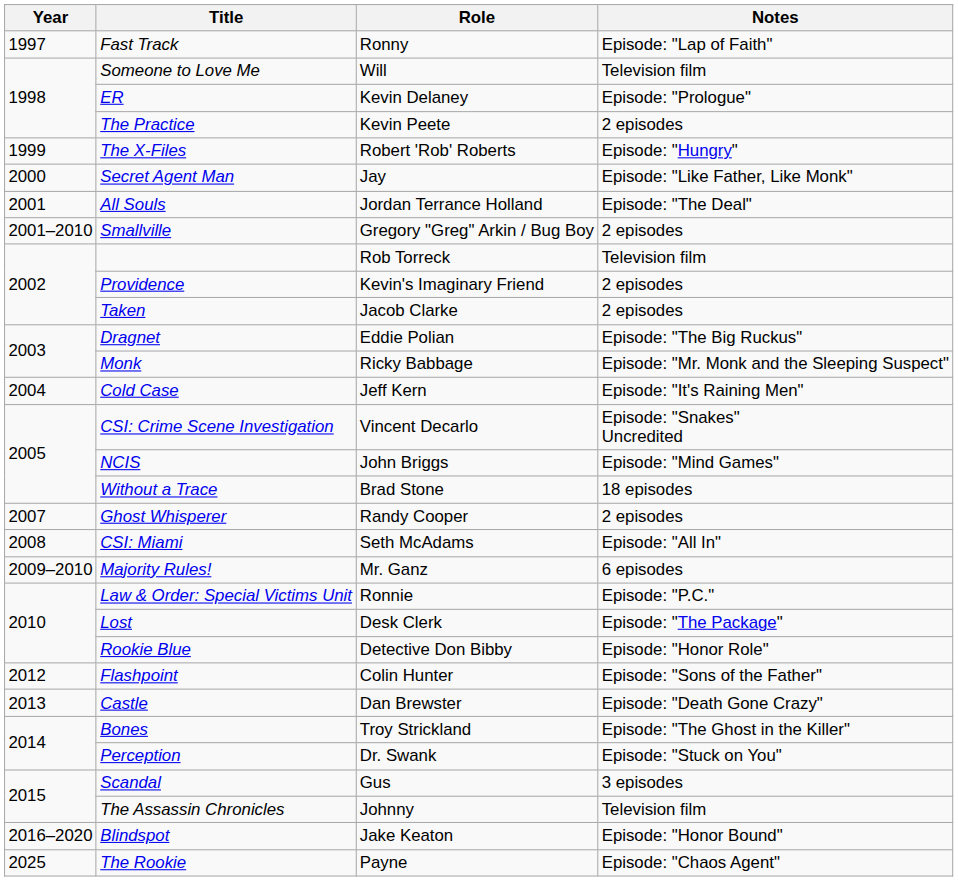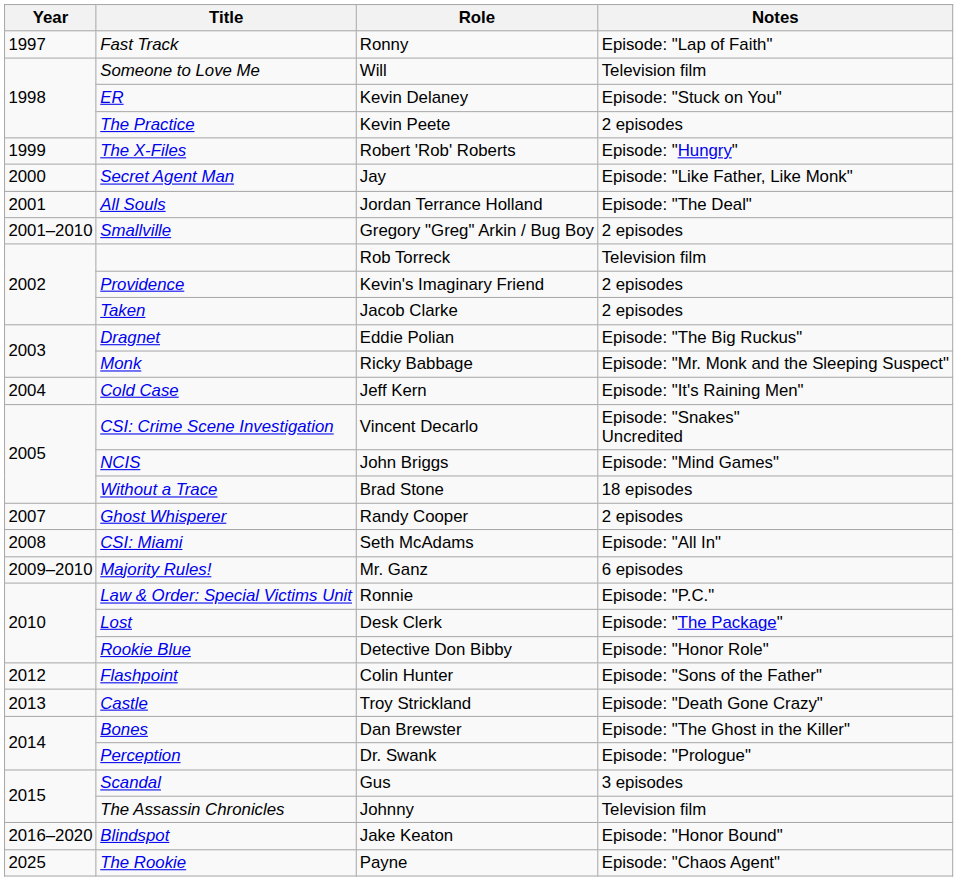(676, 97) Episode: "Prologue" -> (692, 97) Episode: "Stuck on You"
(411, 702) Dan Brewster -> (415, 702) Troy Strickland
(415, 729) Troy Strickland -> (411, 729) Dan Brewster
(692, 756) Episode: "Stuck on You" -> (676, 756) Episode: "Prologue"
